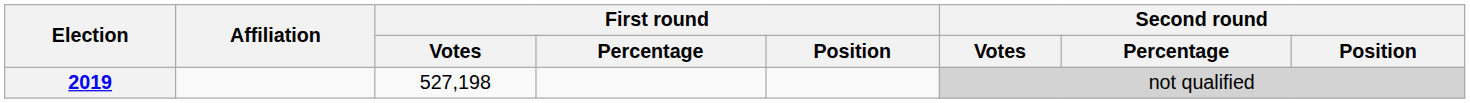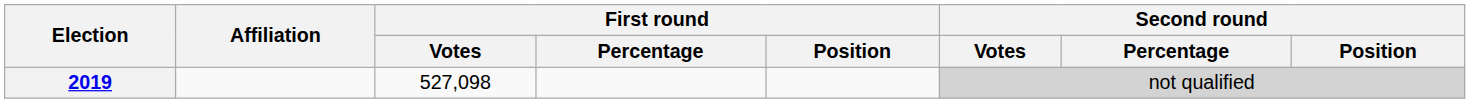(455, 82) 527,198 -> (455, 82) 527,098
